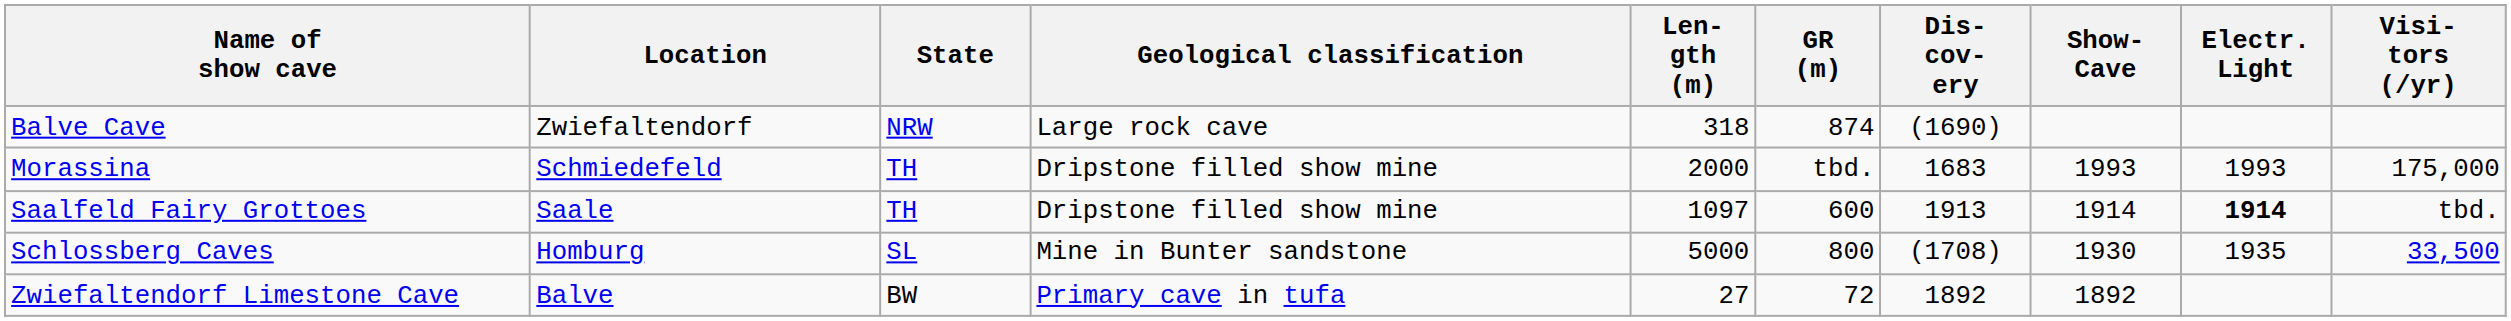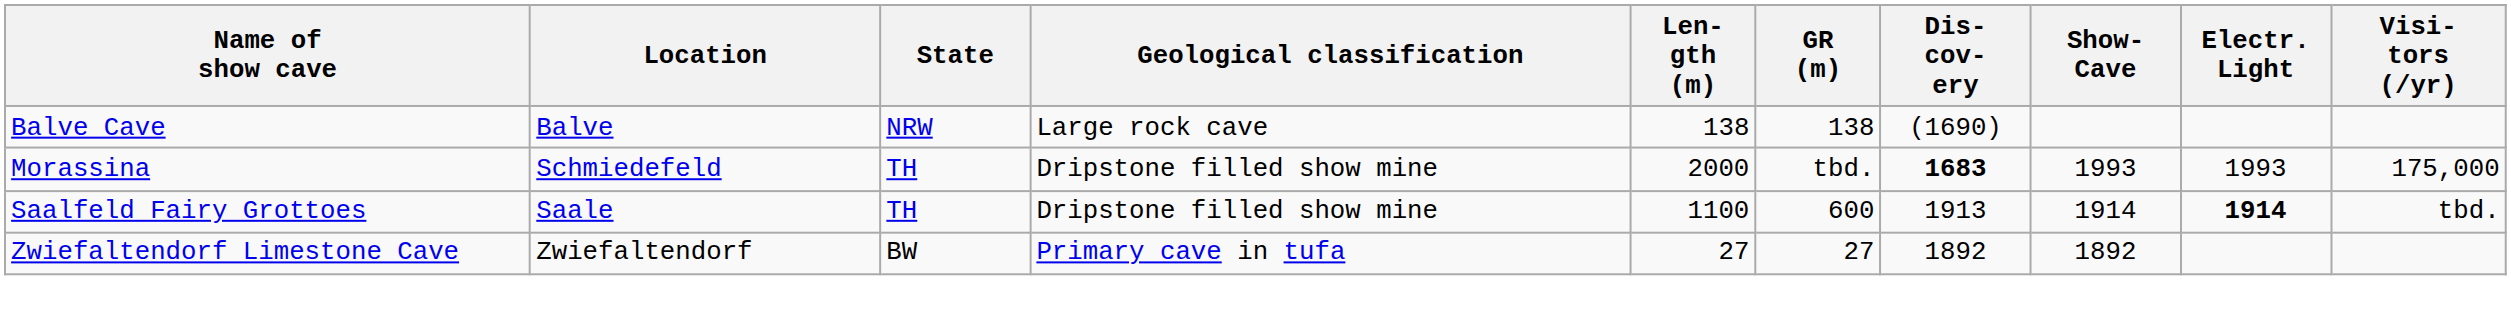(644, 127) Zwiefaltendorf -> (575, 127) Balve
(1726, 127) 318 -> (1726, 127) 138
(1851, 127) 874 -> (1851, 127) 138
(1955, 169) normal -> (1955, 169) bold
(1718, 211) 1097 -> (1718, 211) 1100
- row: (142, 253)
(575, 295) Balve -> (644, 253) Zwiefaltendorf
(1859, 295) 72 -> (1859, 253) 27
